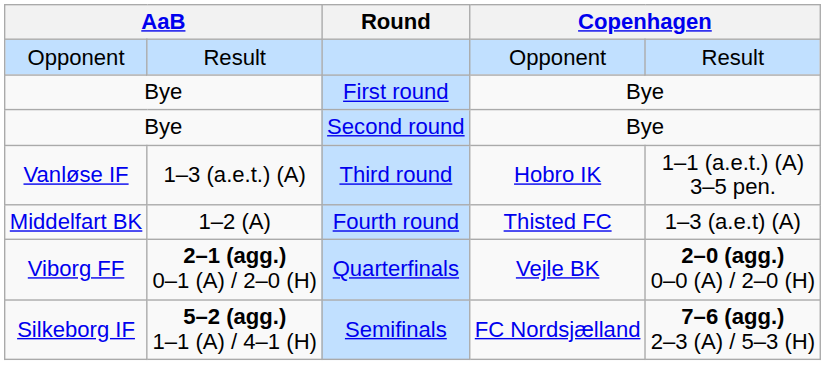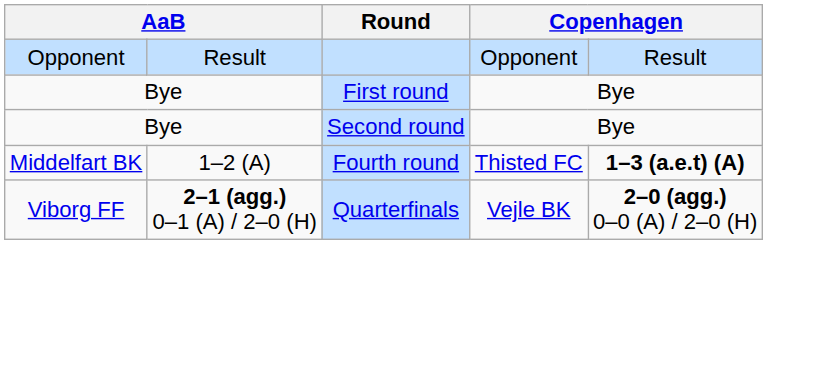- row: (396, 174)
(733, 221) normal -> (675, 162) bold
- row: (396, 329)
